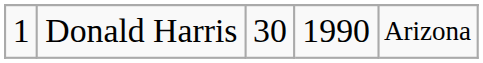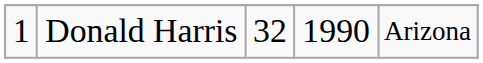(270, 31) 30 -> (270, 31) 32
